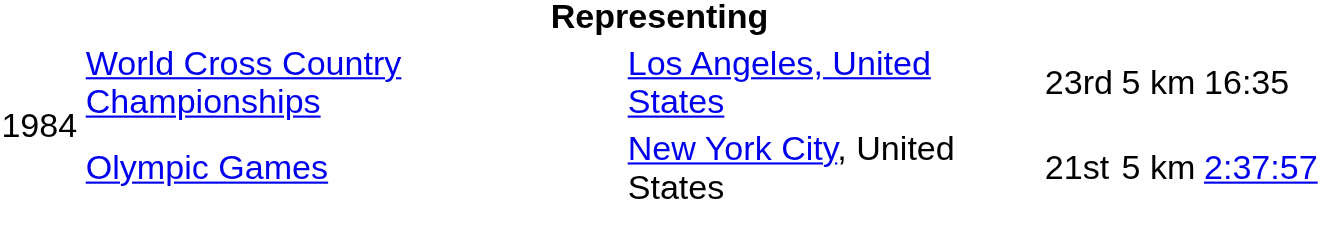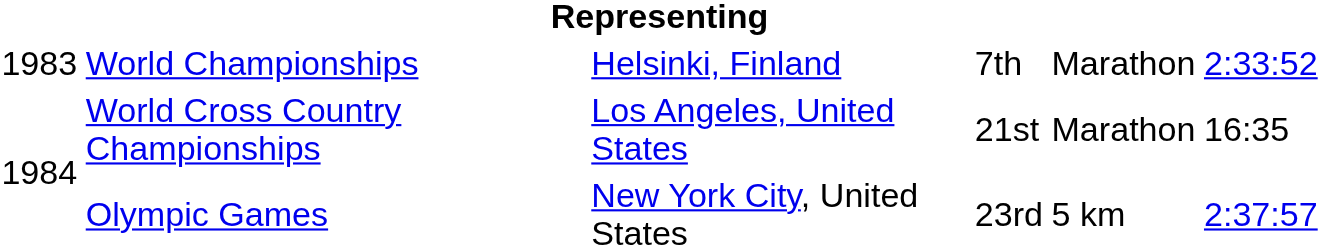+ row: (252, 63)
(1079, 83) 23rd -> (1007, 129) 21st
(1159, 83) 5 km -> (1123, 129) Marathon
(1077, 168) 21st -> (1009, 215) 23rd
